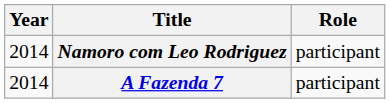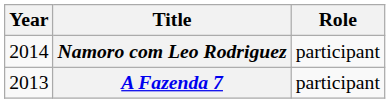(29, 82) 2014 -> (29, 82) 2013
